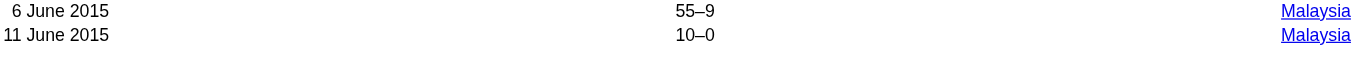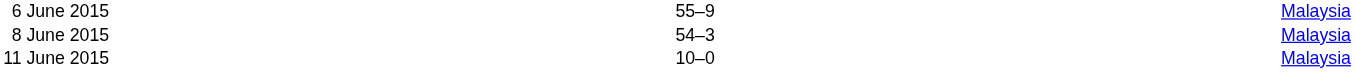+ row: (60, 34)
